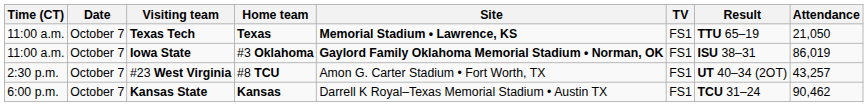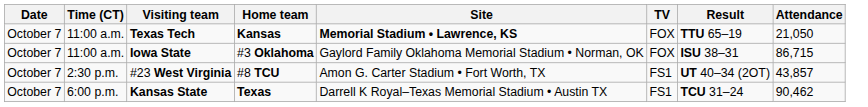columns swapped: (97, 14) <-> (36, 14)
(254, 34) Texas -> (259, 34) Kansas
(680, 34) FS1 -> (662, 34) FOX
(491, 53) bold -> (482, 53) normal
(680, 53) FS1 -> (662, 53) FOX
(812, 53) 86,019 -> (795, 53) 86,715
(812, 73) 43,257 -> (795, 73) 43,857
(259, 92) Kansas -> (254, 92) Texas
